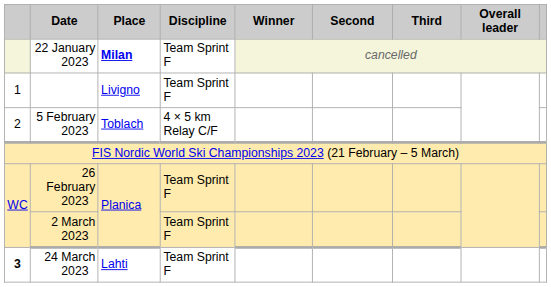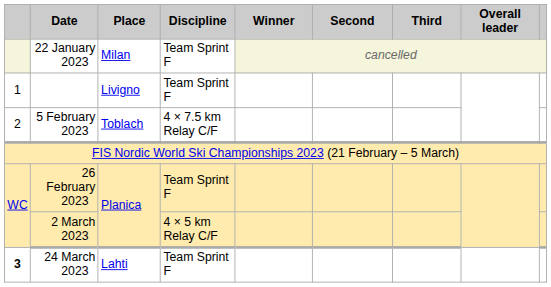(117, 55) bold -> (116, 55) normal
(191, 124) 4 × 5 km Relay C/F -> (192, 124) 4 × 7.5 km Relay C/F
(196, 229) Team Sprint F -> (191, 228) 4 × 5 km Relay C/F
